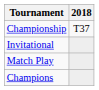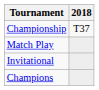rows swapped: (30, 61) <-> (30, 45)
